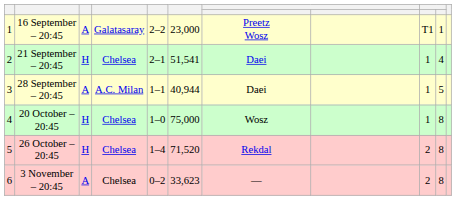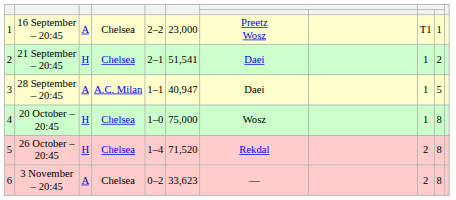(119, 29) Galatasaray -> (118, 29) Chelsea
(441, 60) 4 -> (439, 60) 2
(185, 90) 40,944 -> (183, 90) 40,947
